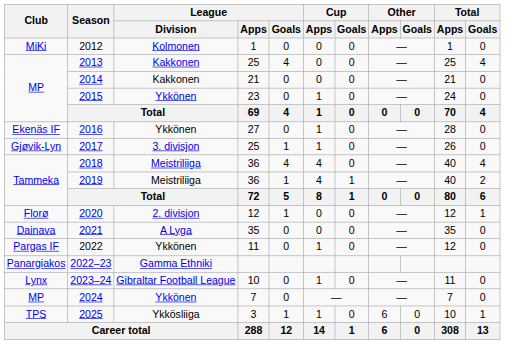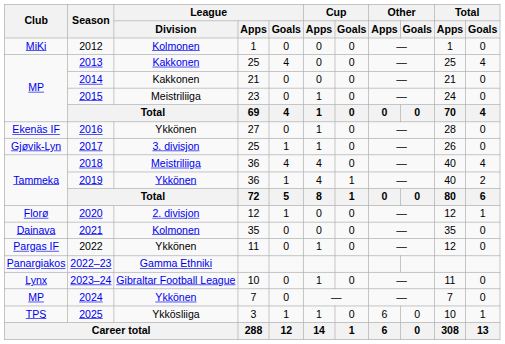(176, 96) Ykkönen -> (176, 96) Meistriliiga
(176, 180) Meistriliiga -> (176, 180) Ykkönen
(176, 230) A Lyga -> (176, 230) Kolmonen
